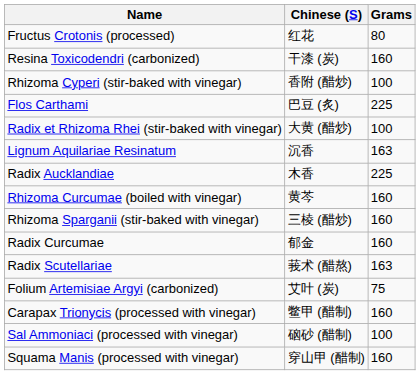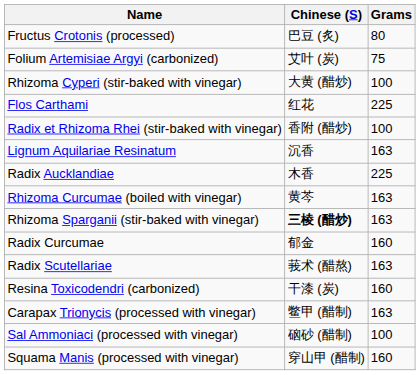(301, 36) 红花 -> (313, 36) 巴豆 (炙)
rows swapped: (103, 59) <-> (113, 289)
(320, 82) 香附 (醋炒) -> (320, 82) 大黄 (醋炒)
(313, 105) 巴豆 (炙) -> (301, 105) 红花
(320, 128) 大黄 (醋炒) -> (320, 128) 香附 (醋炒)
(382, 197) 160 -> (382, 197) 163
(320, 220) normal -> (320, 220) bold
(382, 220) 160 -> (382, 220) 163
(382, 312) 160 -> (382, 312) 163
